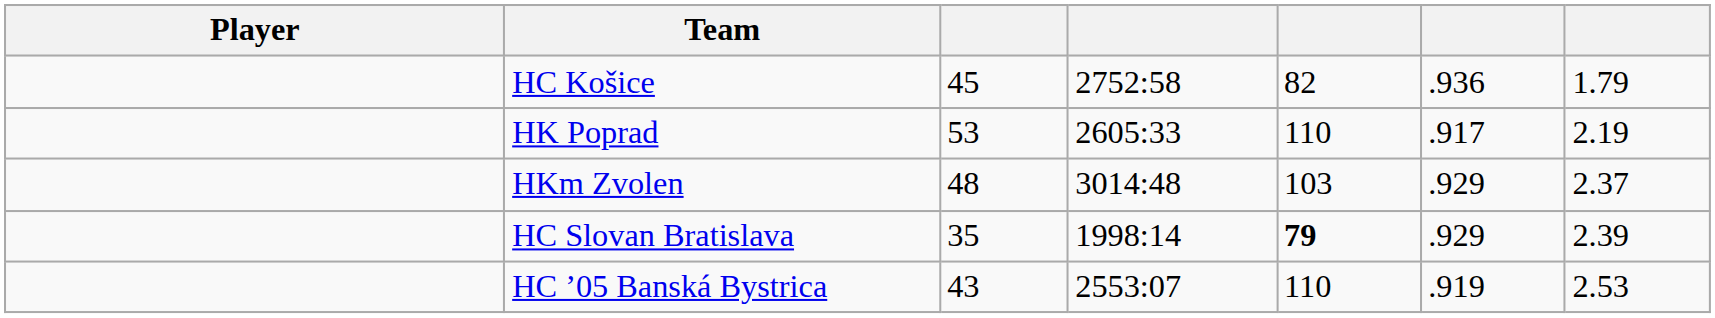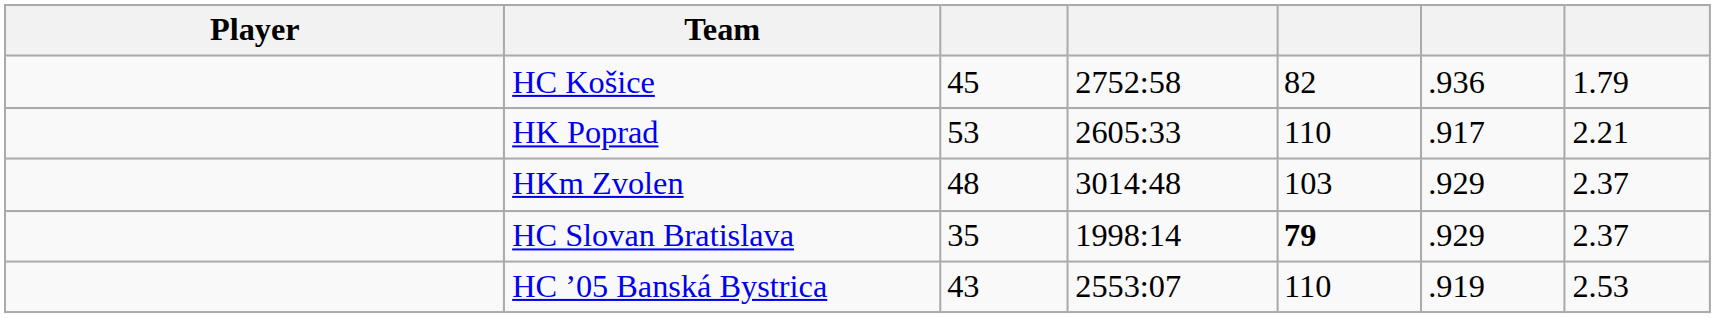(1601, 132) 2.19 -> (1601, 132) 2.21
(1601, 235) 2.39 -> (1601, 235) 2.37
